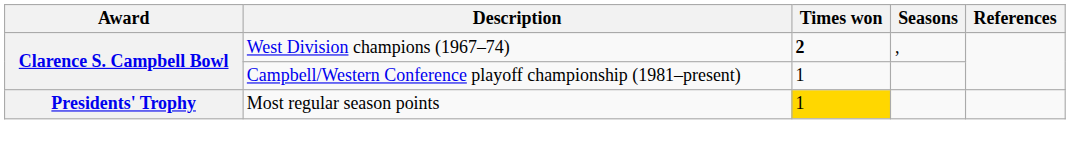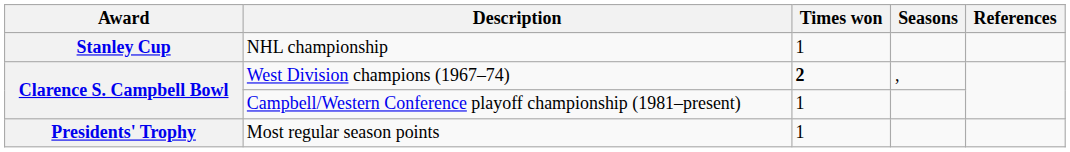+ row: (317, 47)
(800, 103) gold background -> (800, 132) no background
